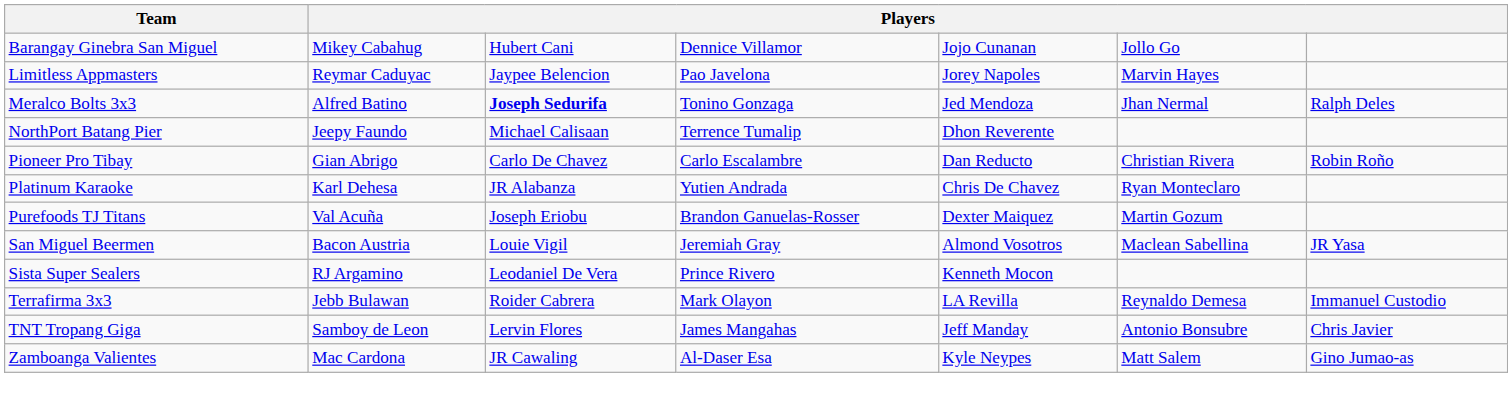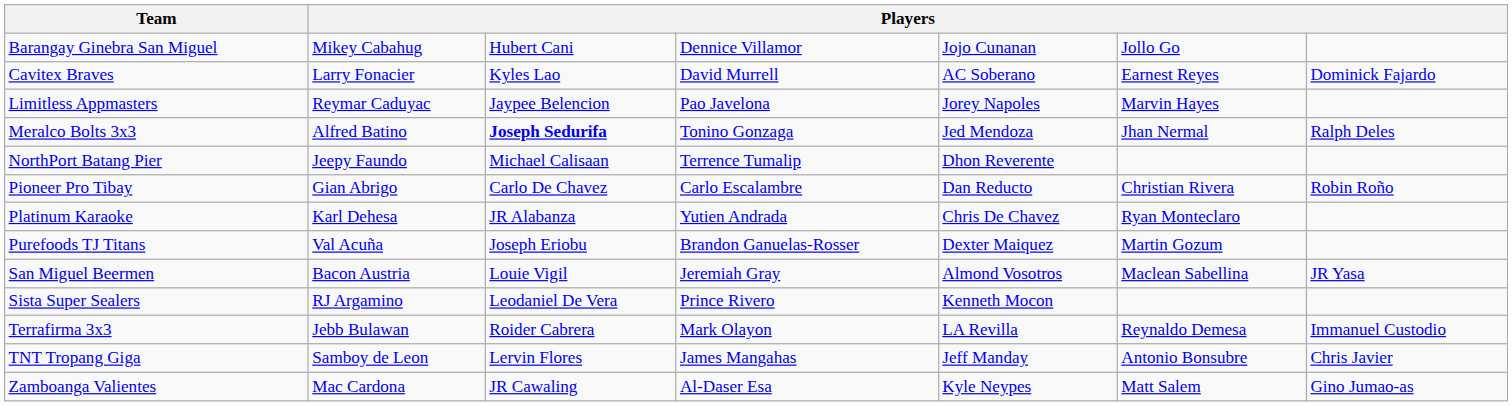+ row: (61, 75)
